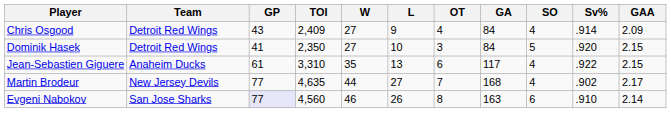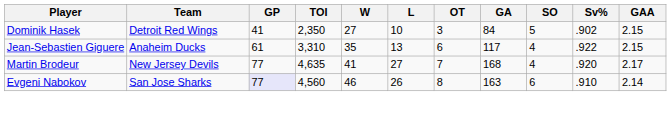- row: (40, 30)
(586, 47) .920 -> (586, 30) .902
(350, 82) 44 -> (350, 64) 41
(586, 82) .902 -> (586, 64) .920
